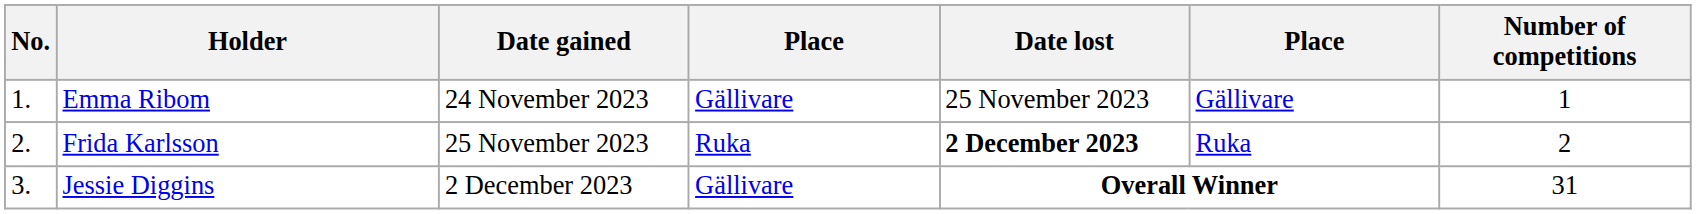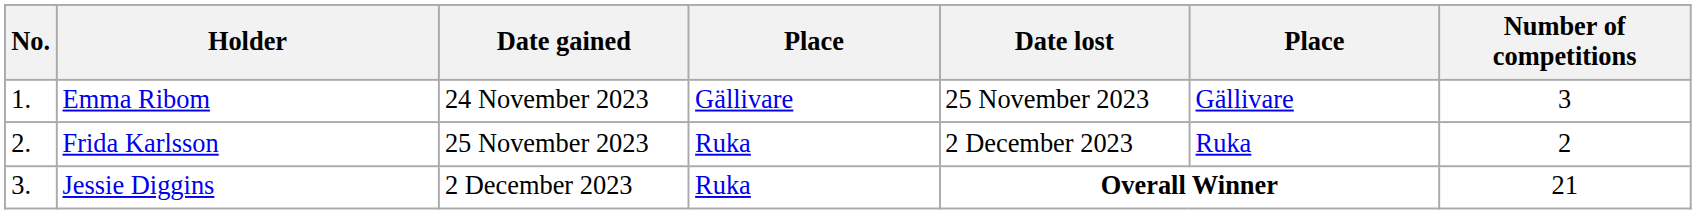(1565, 99) 1 -> (1565, 99) 3
(1042, 142) bold -> (1039, 142) normal
(744, 186) Gällivare -> (723, 186) Ruka
(1565, 186) 31 -> (1565, 186) 21
